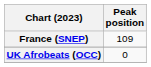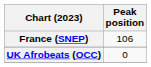(125, 39) 109 -> (125, 39) 106
